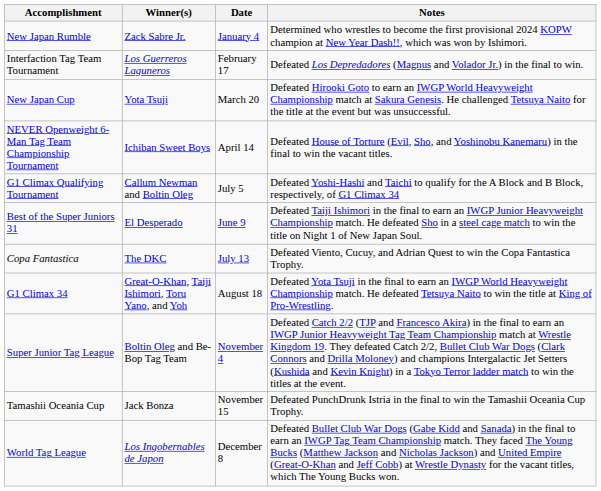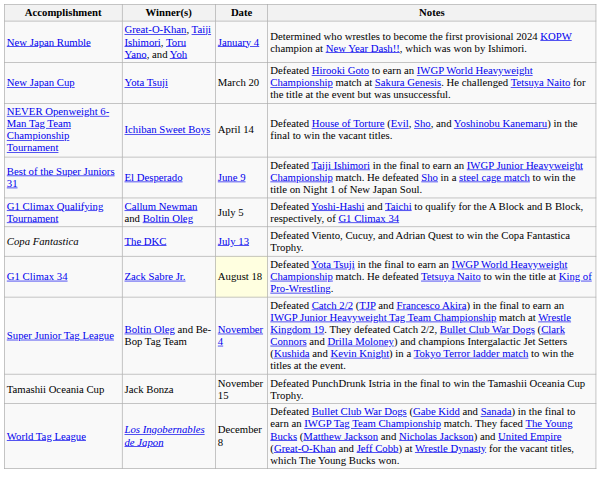(155, 36) Zack Sabre Jr. -> (168, 42) Great-O-Khan, Taiji Ishimori, Toru Yano, and Yoh
- row: (54, 65)
rows swapped: (61, 223) <-> (55, 188)
(168, 293) Great-O-Khan, Taiji Ishimori, Toru Yano, and Yoh -> (155, 276) Zack Sabre Jr.
(240, 293) no background -> (240, 276) lightyellow background
